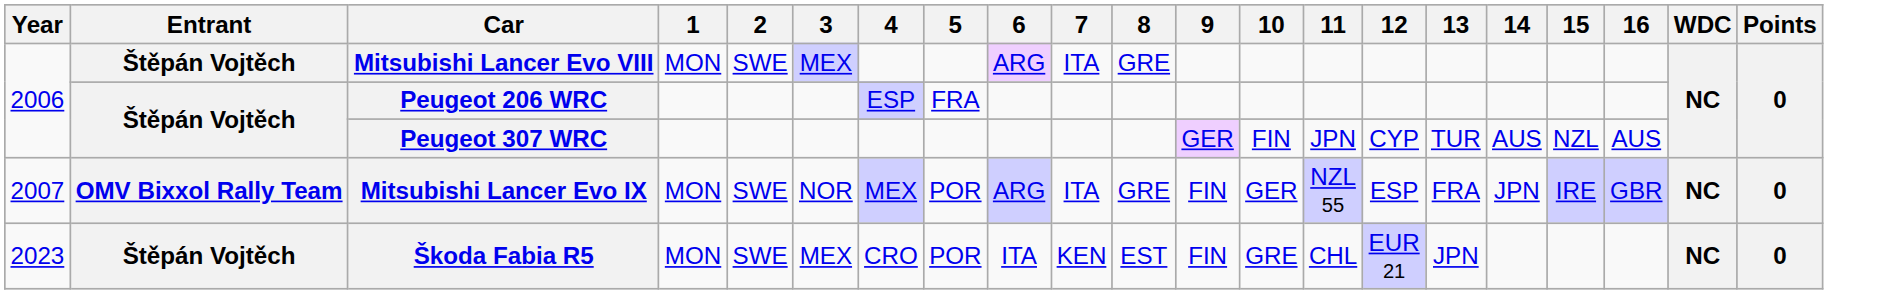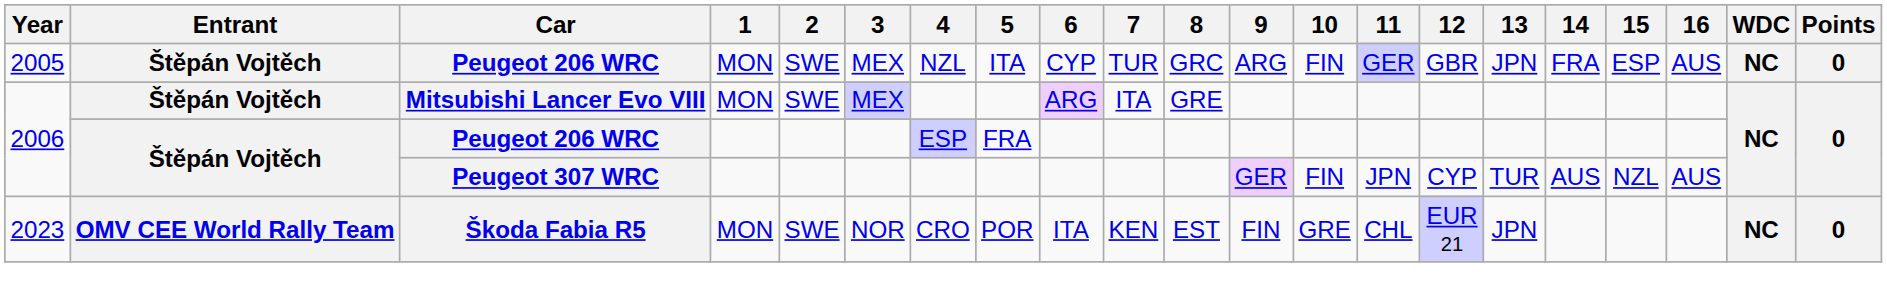+ row: (37, 63)
- row: (37, 191)
(209, 256) Štěpán Vojtěch -> (235, 229) OMV CEE World Rally Team
(826, 256) MEX -> (878, 229) NOR
